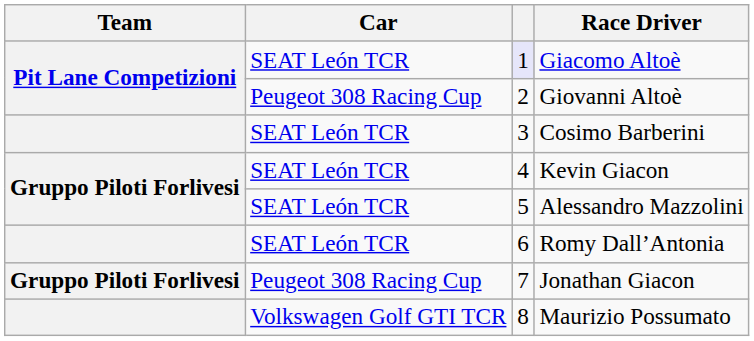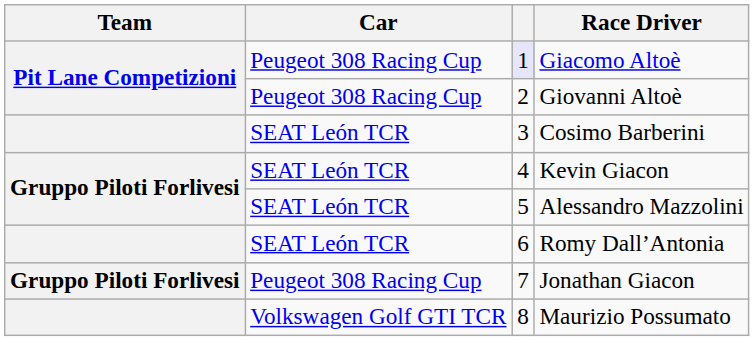(330, 59) SEAT León TCR -> (366, 59) Peugeot 308 Racing Cup
